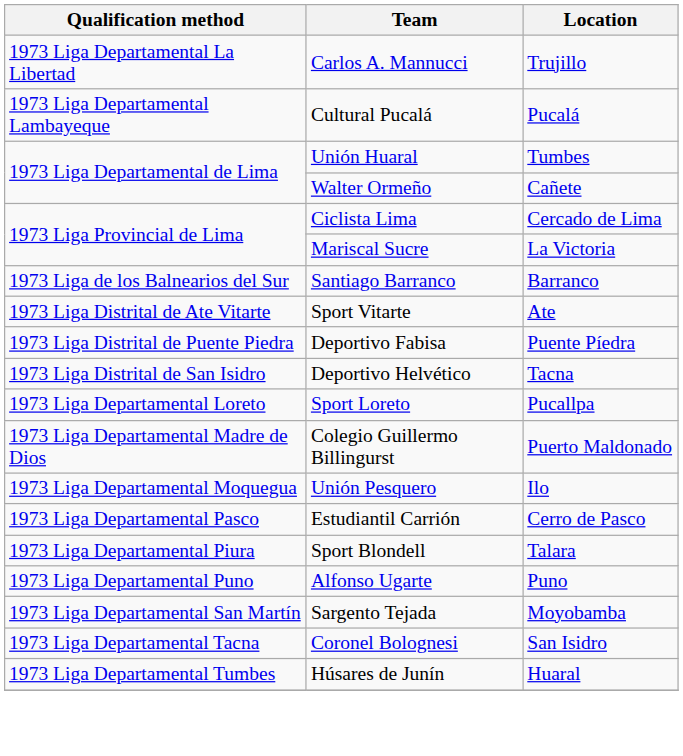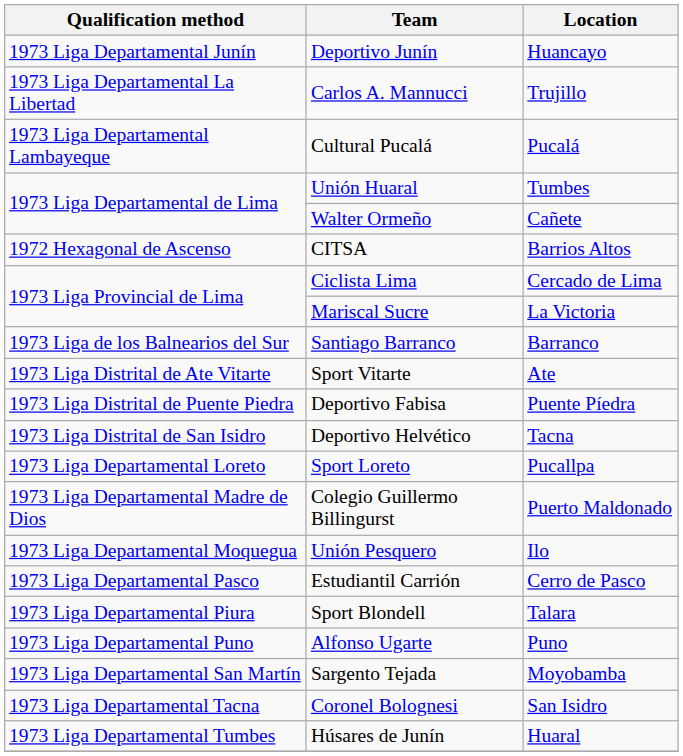+ row: (374, 50)
+ row: (339, 249)
